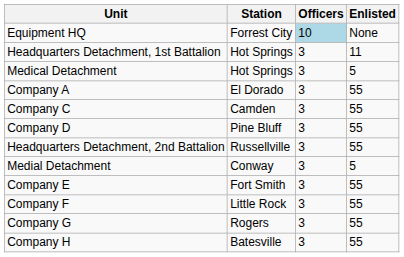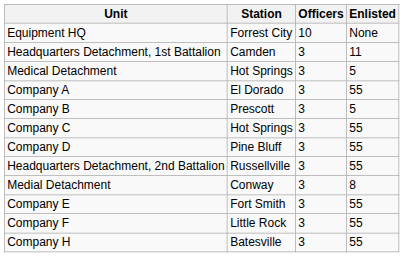(305, 33) lightblue background -> (305, 33) no background
(261, 52) Hot Springs -> (253, 52) Camden
+ row: (38, 109)
(253, 109) Camden -> (261, 128) Hot Springs
(353, 166) 5 -> (353, 185) 8
- row: (39, 223)
